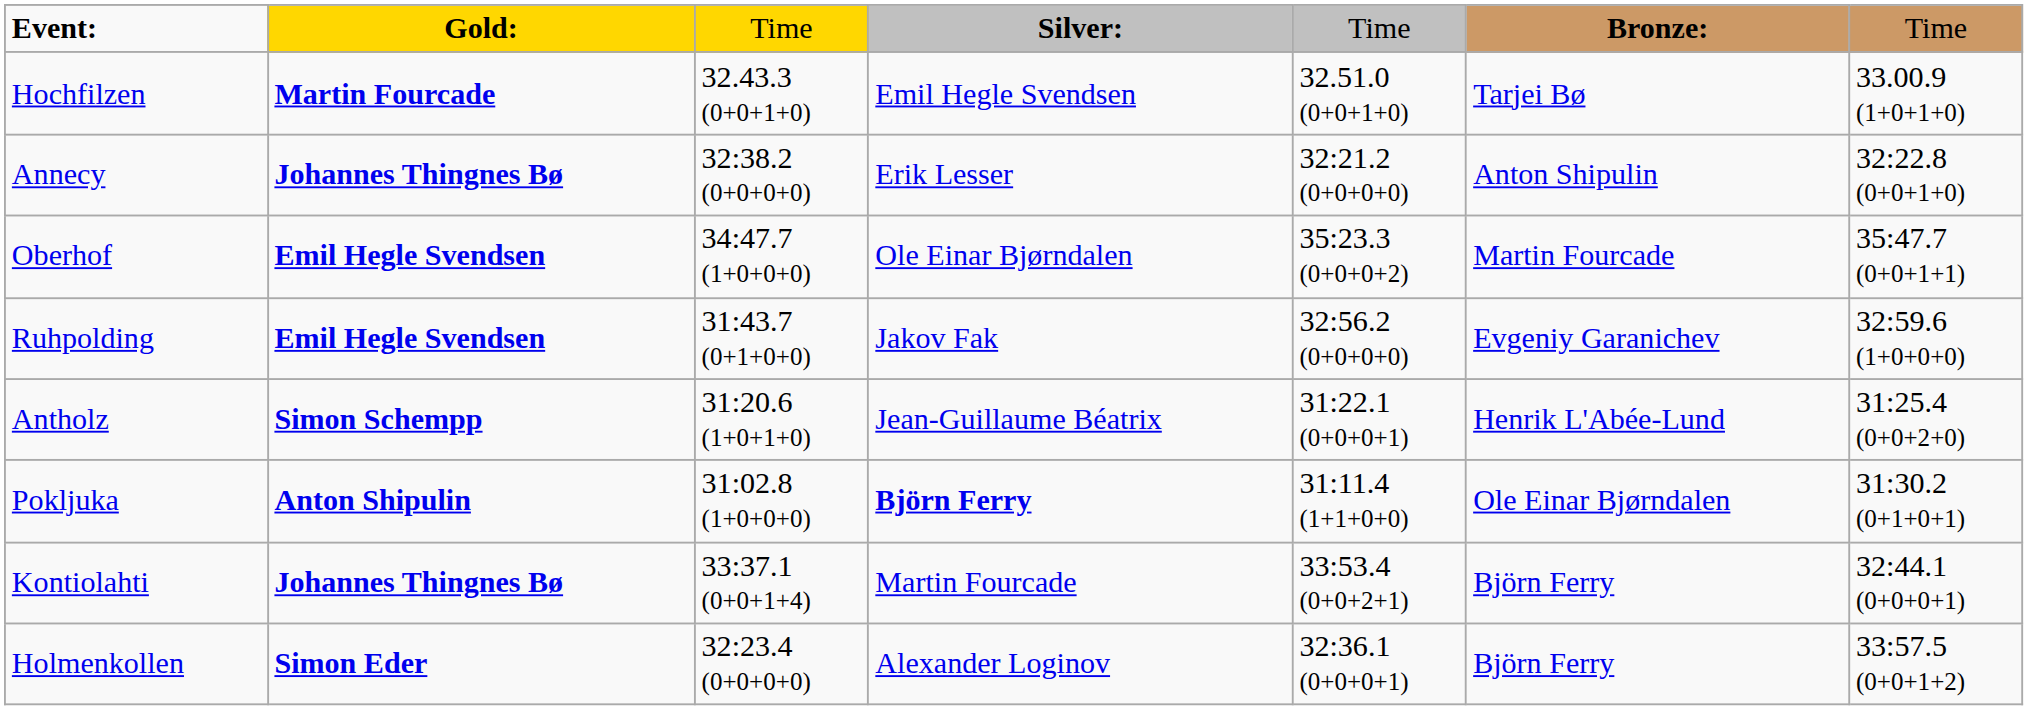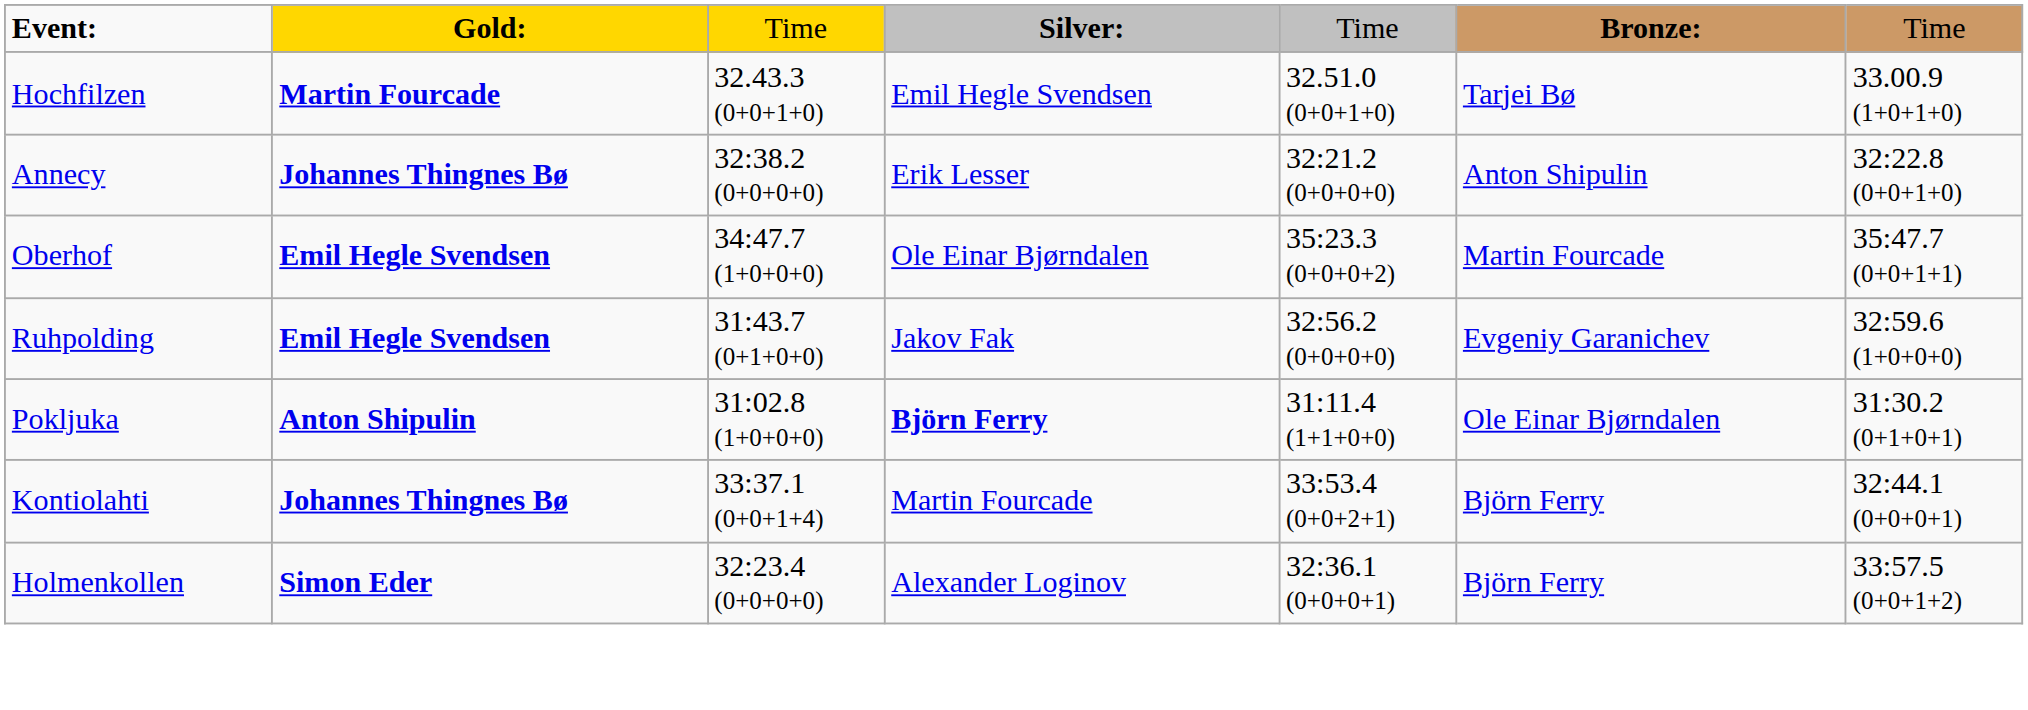- row: (60, 419)
